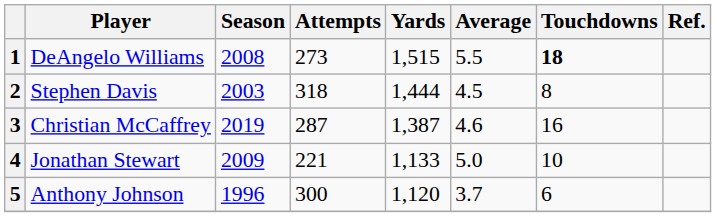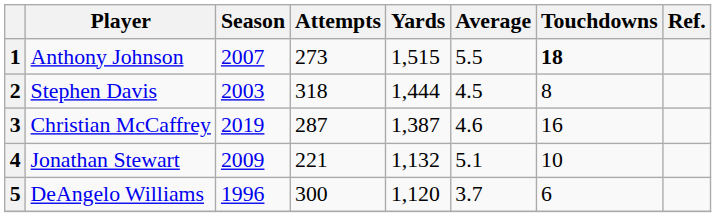(117, 56) DeAngelo Williams -> (107, 56) Anthony Johnson
(243, 56) 2008 -> (243, 56) 2007
(415, 159) 1,133 -> (415, 159) 1,132
(469, 159) 5.0 -> (469, 159) 5.1
(107, 194) Anthony Johnson -> (117, 194) DeAngelo Williams
